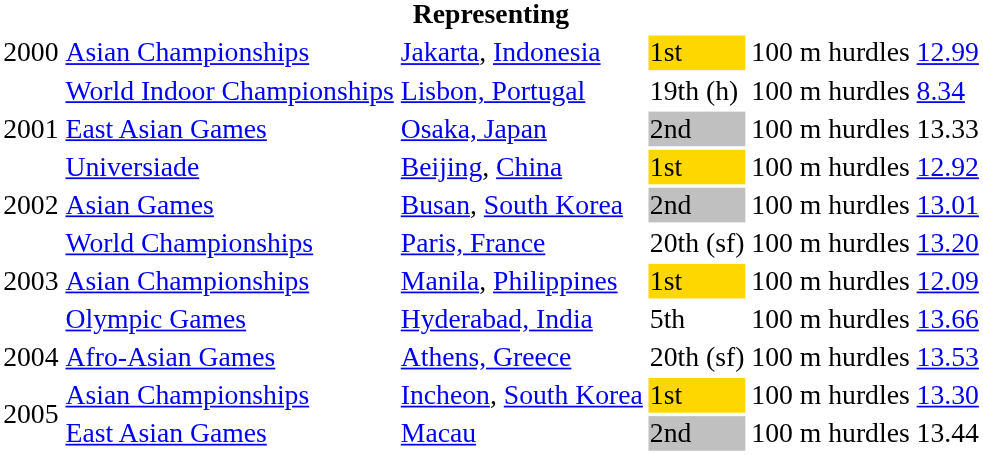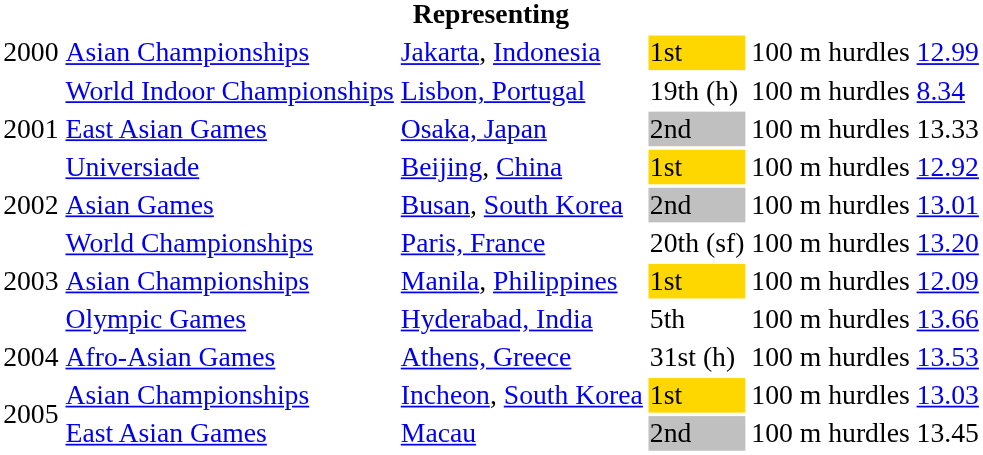(697, 356) 20th (sf) -> (693, 356) 31st (h)
(948, 394) 13.30 -> (948, 394) 13.03
(948, 433) 13.44 -> (948, 433) 13.45
